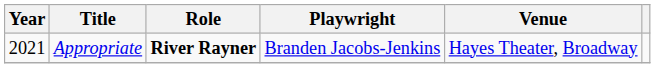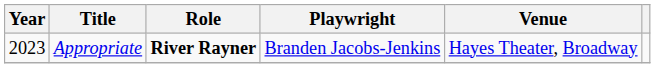(27, 47) 2021 -> (27, 47) 2023
